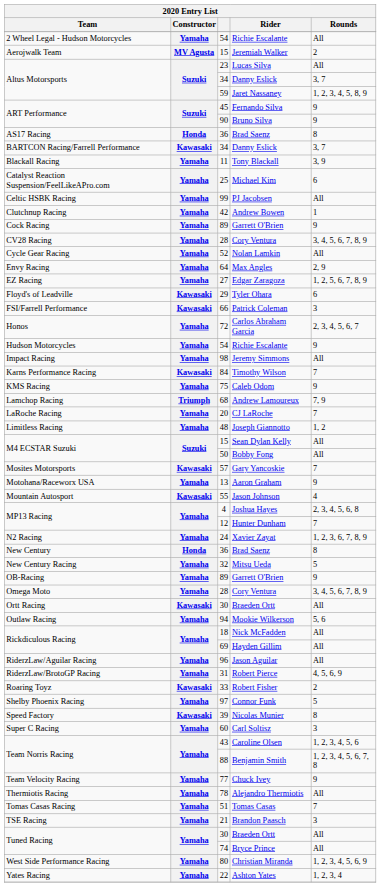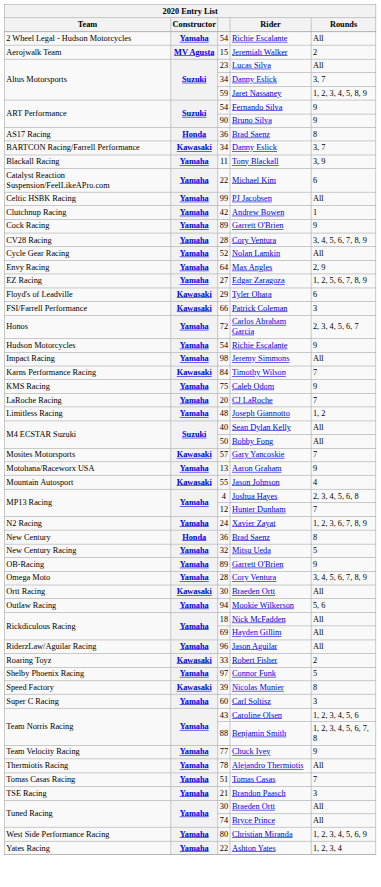(224, 106) 45 -> (224, 106) 54
(224, 180) 25 -> (224, 180) 22
- row: (35, 400)
(224, 441) 15 -> (224, 427) 40
- row: (53, 673)
